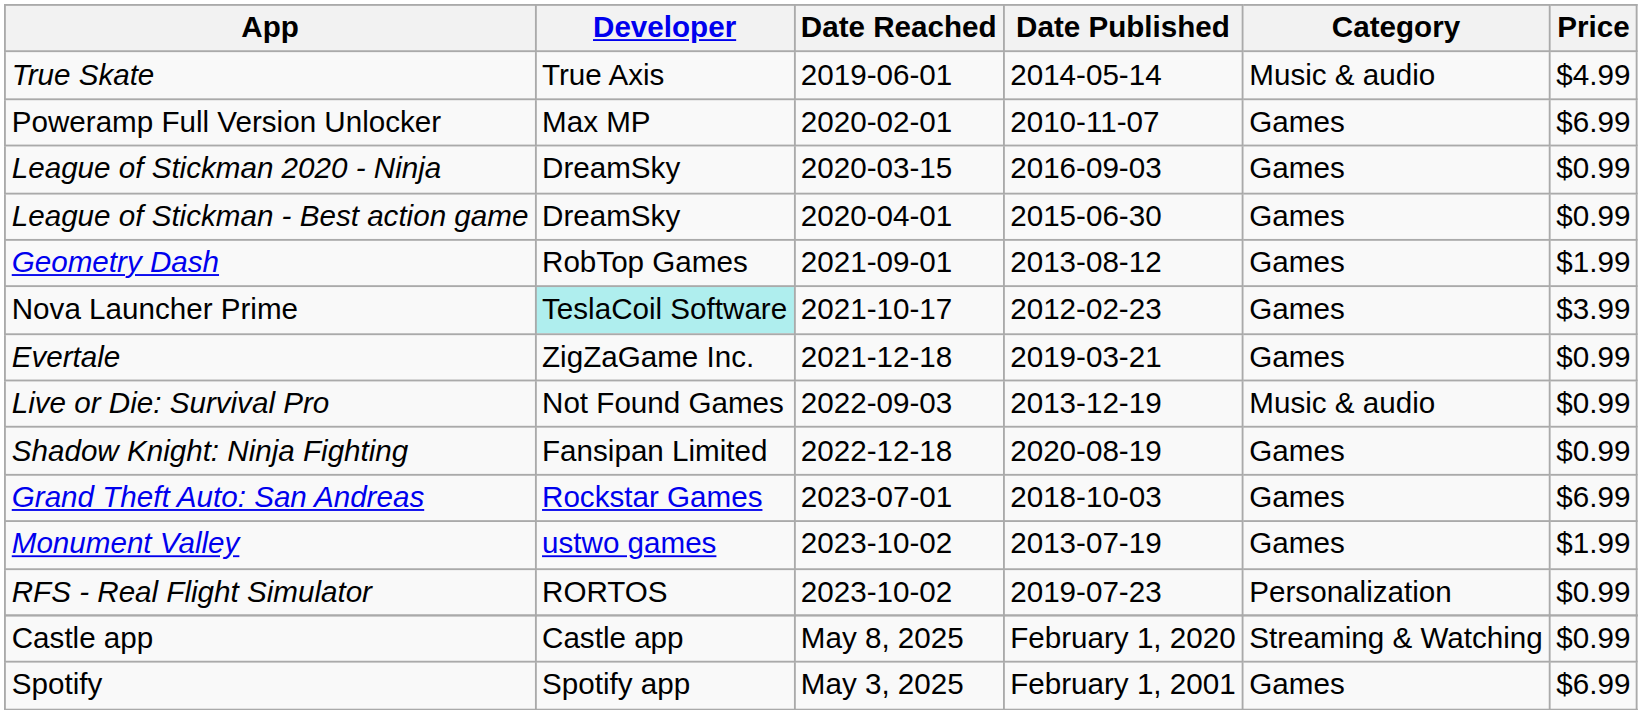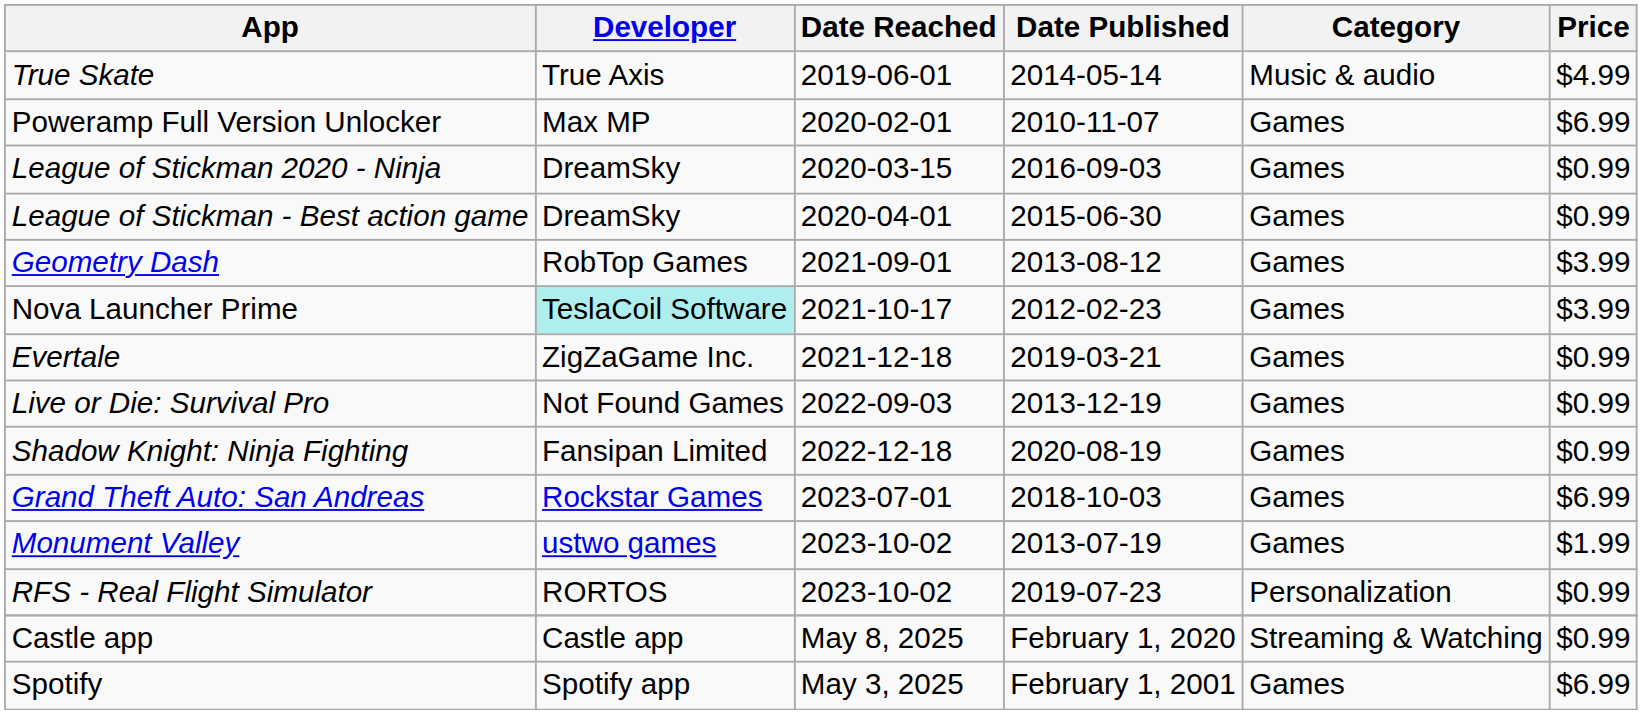(1593, 262) $1.99 -> (1593, 262) $3.99
(1342, 403) Music & audio -> (1297, 403) Games
